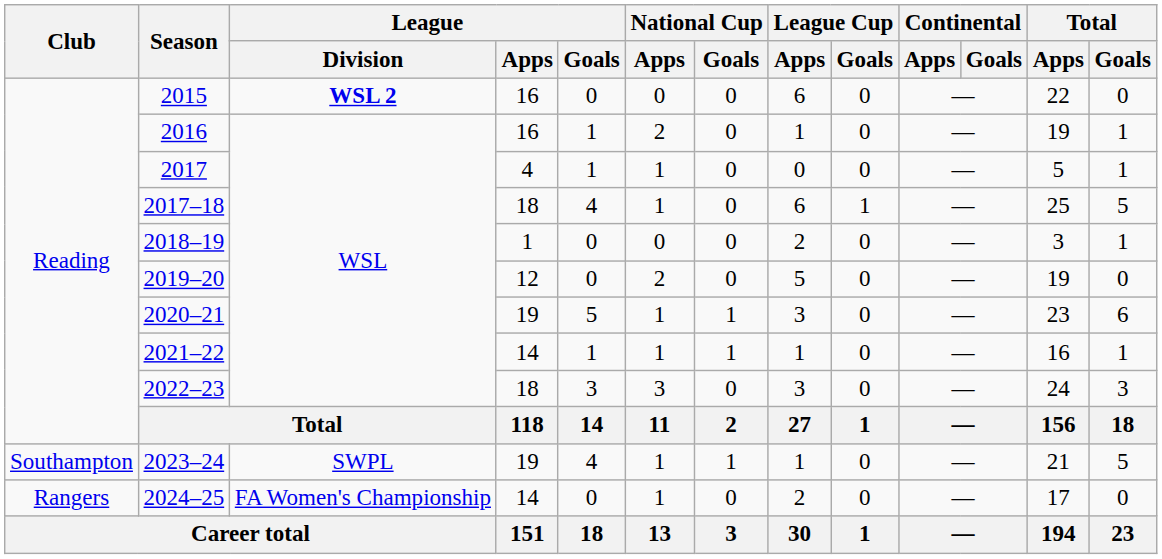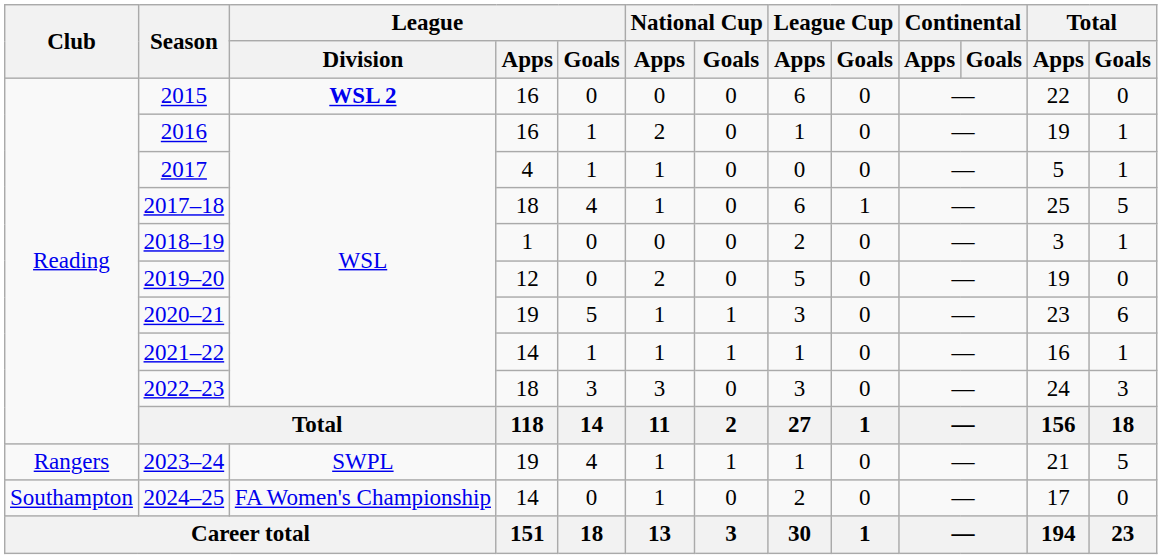(71, 461) Southampton -> (71, 461) Rangers
(71, 497) Rangers -> (71, 497) Southampton
